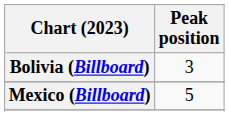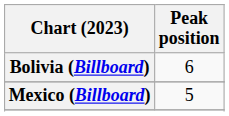(189, 67) 3 -> (189, 67) 6
